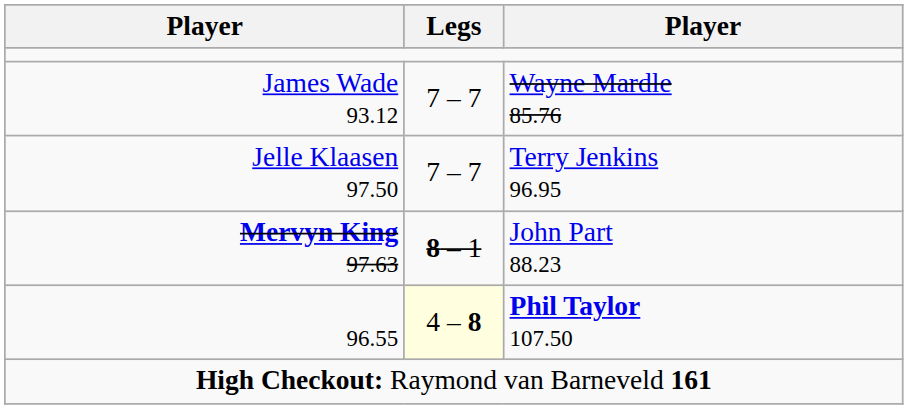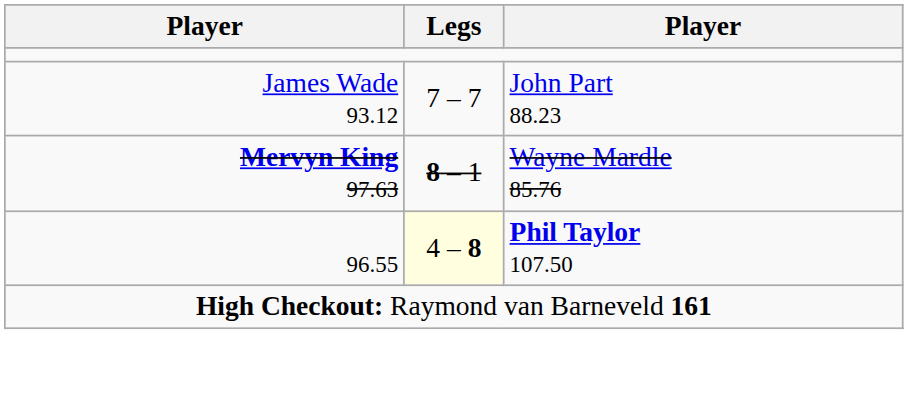(591, 98) Wayne Mardle 85.76 -> (561, 98) John Part 88.23
- row: (325, 172)
(561, 247) John Part 88.23 -> (591, 172) Wayne Mardle 85.76
